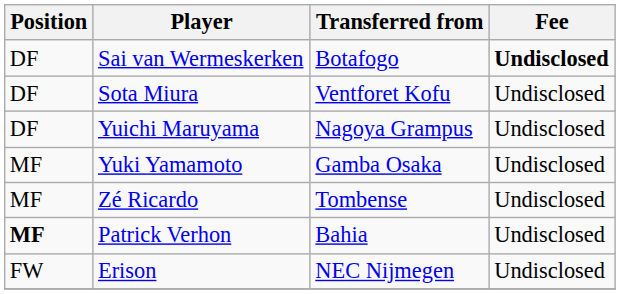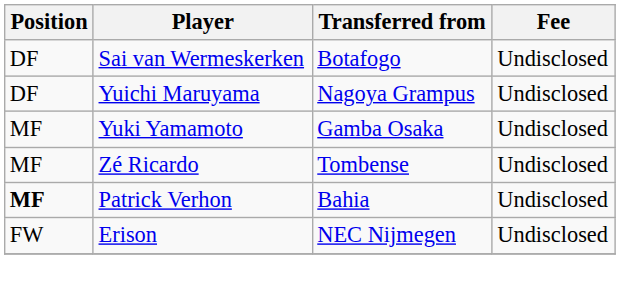(551, 57) bold -> (553, 57) normal
- row: (148, 93)
